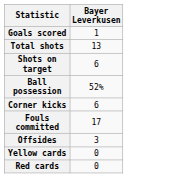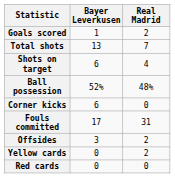+ column: (146, 16)
